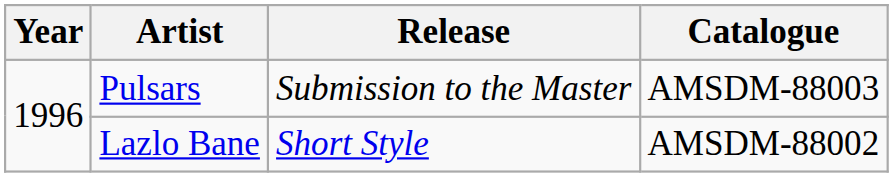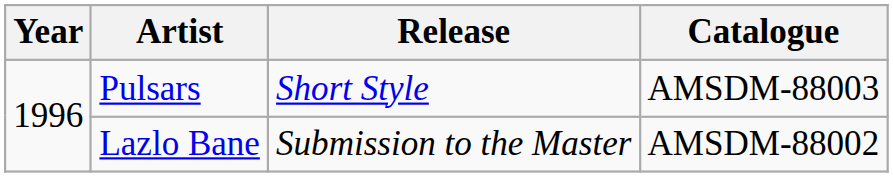(454, 87) Submission to the Master -> (352, 87) Short Style
(352, 143) Short Style -> (454, 143) Submission to the Master
